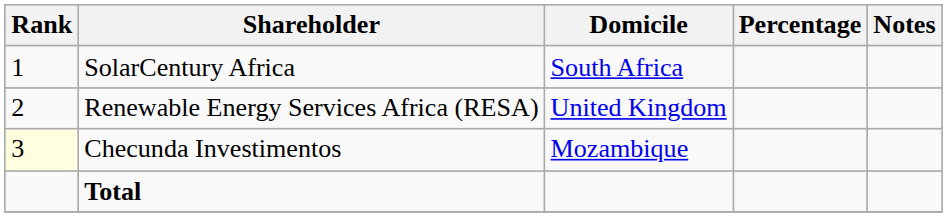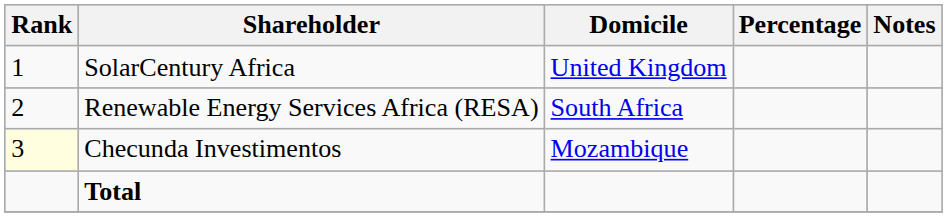(617, 66) South Africa -> (639, 66) United Kingdom
(639, 107) United Kingdom -> (617, 107) South Africa
